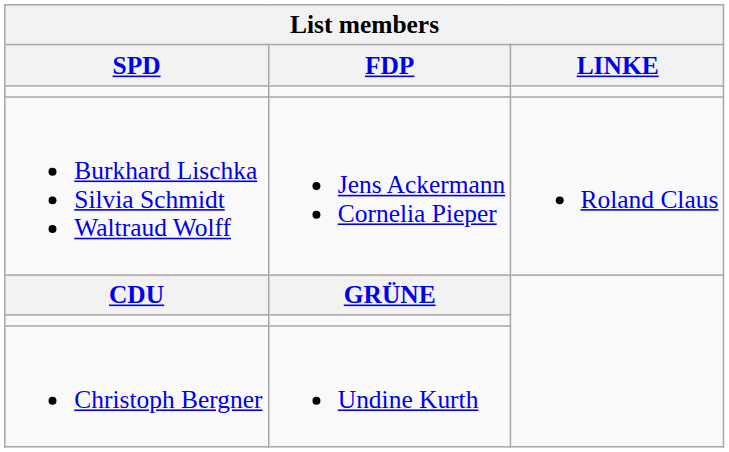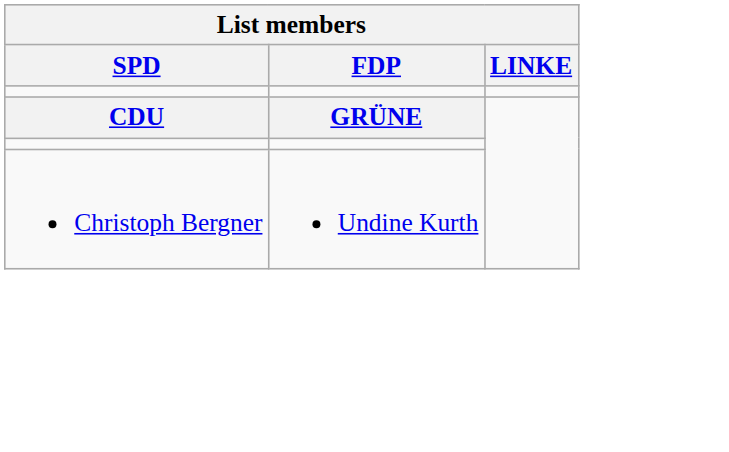- row: (137, 200)
